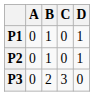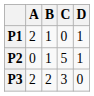(32, 36) 0 -> (32, 36) 2
(64, 58) 0 -> (64, 58) 5
(32, 79) 0 -> (32, 79) 2
